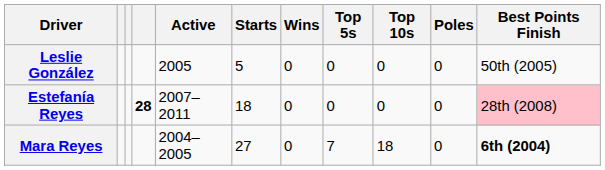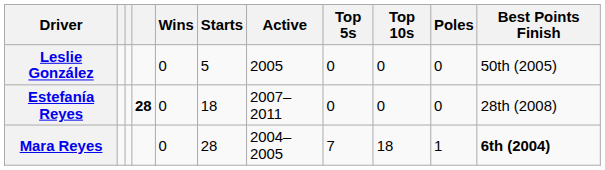columns swapped: (193, 25) <-> (302, 25)
(519, 105) pink background -> (519, 105) no background
(243, 146) 27 -> (209, 146) 28
(438, 146) 0 -> (438, 146) 1
